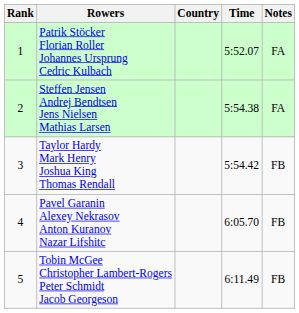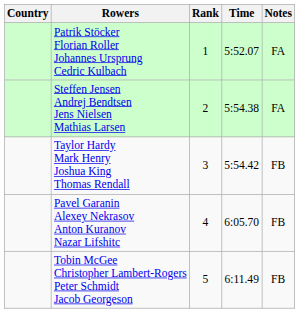columns swapped: (20, 13) <-> (198, 13)
